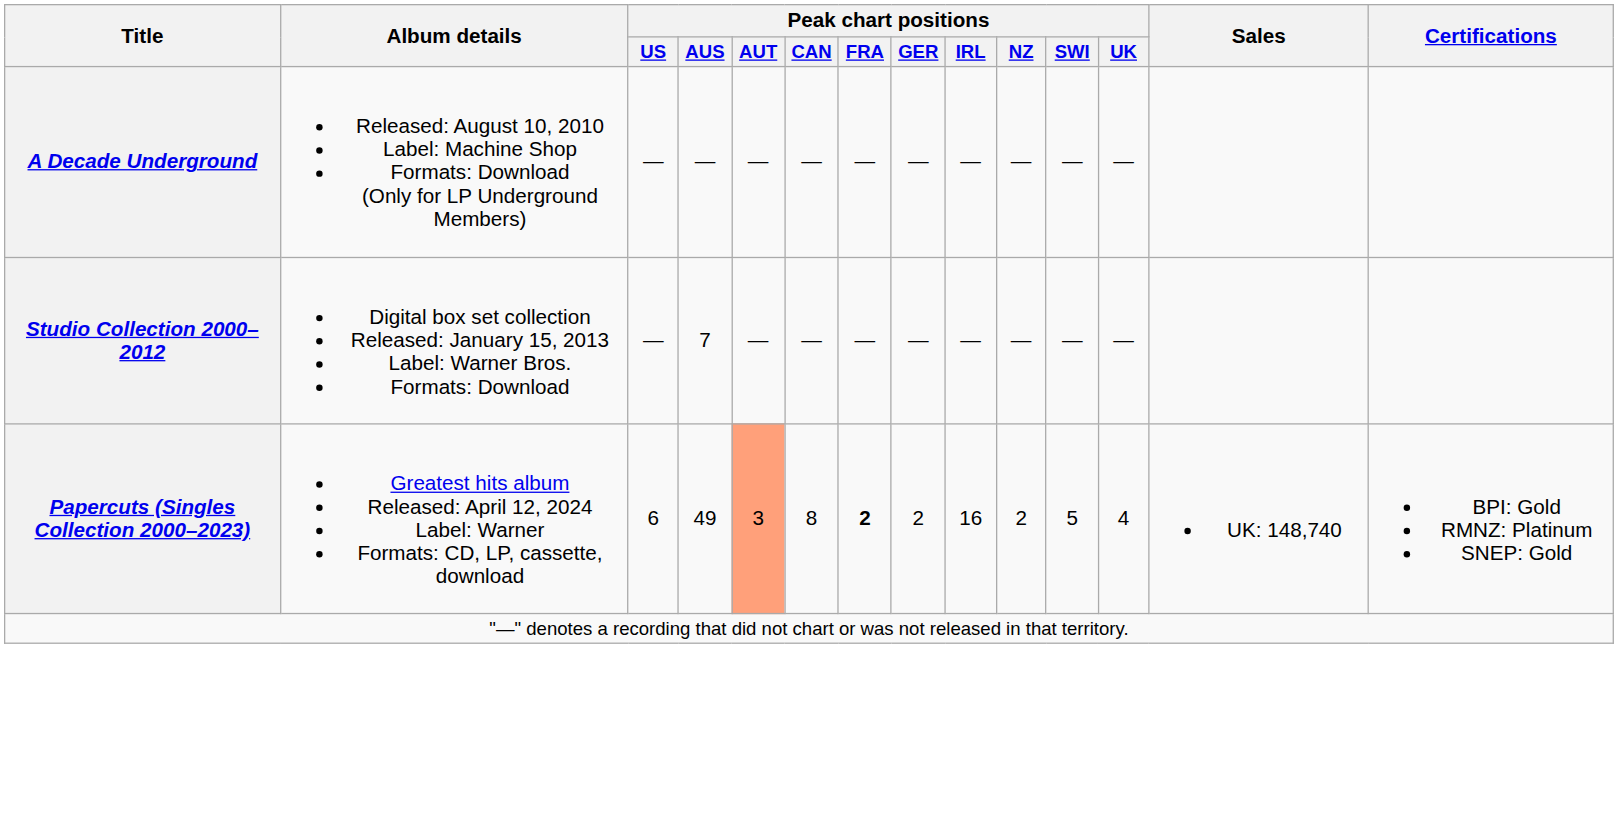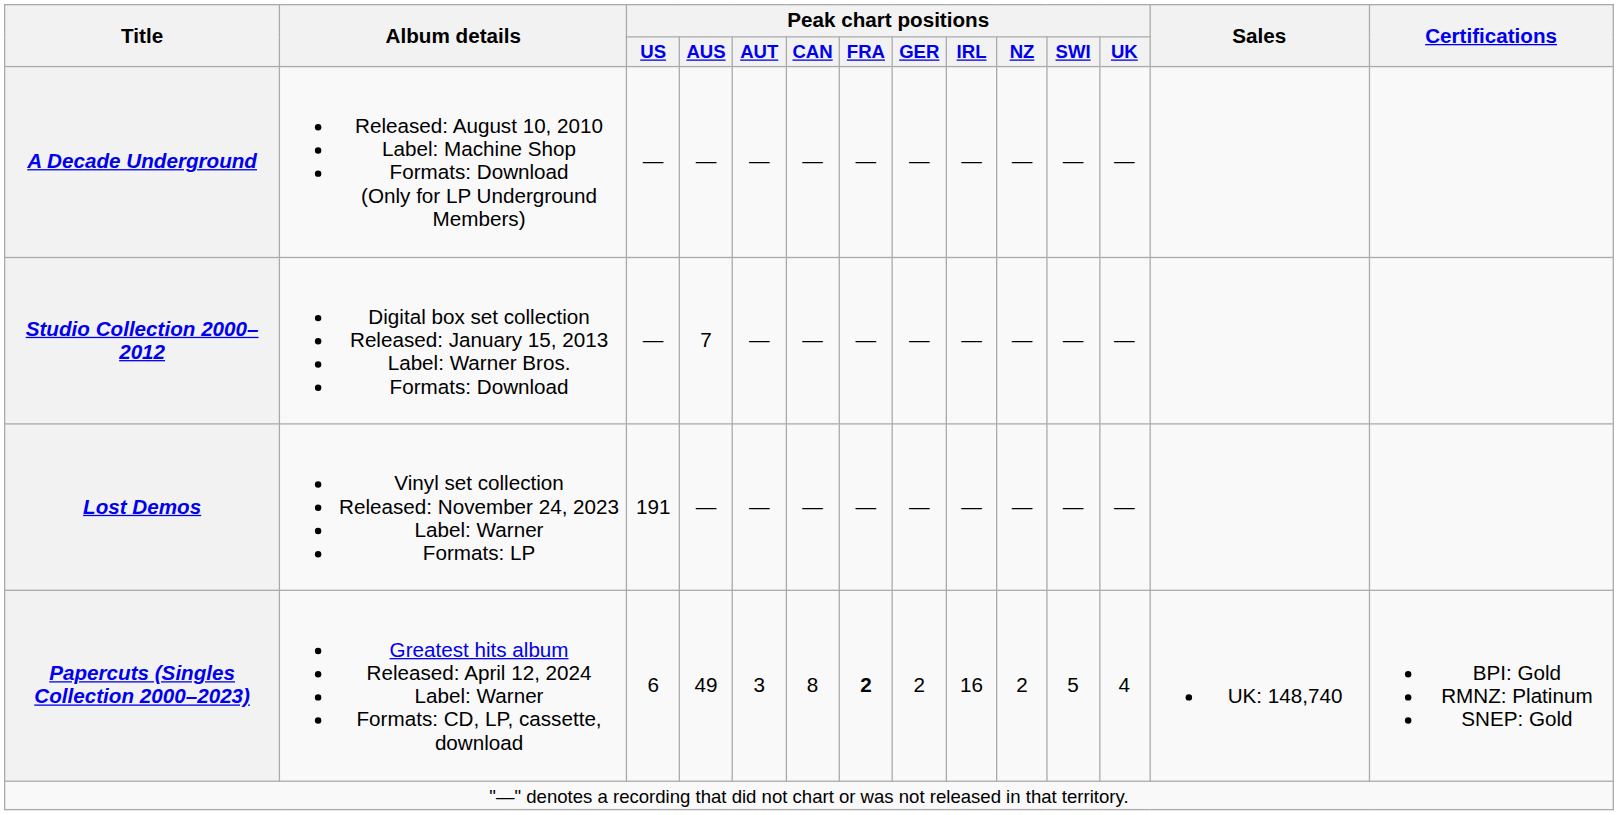+ row: (142, 507)
(758, 518) lightsalmon background -> (759, 685) no background
